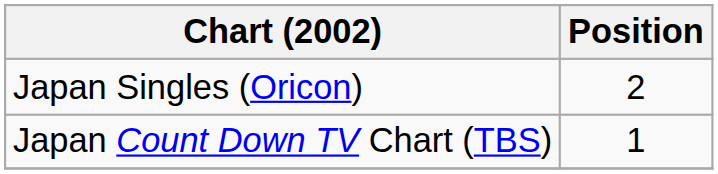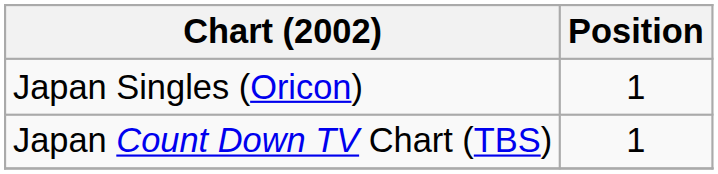(636, 86) 2 -> (636, 86) 1
